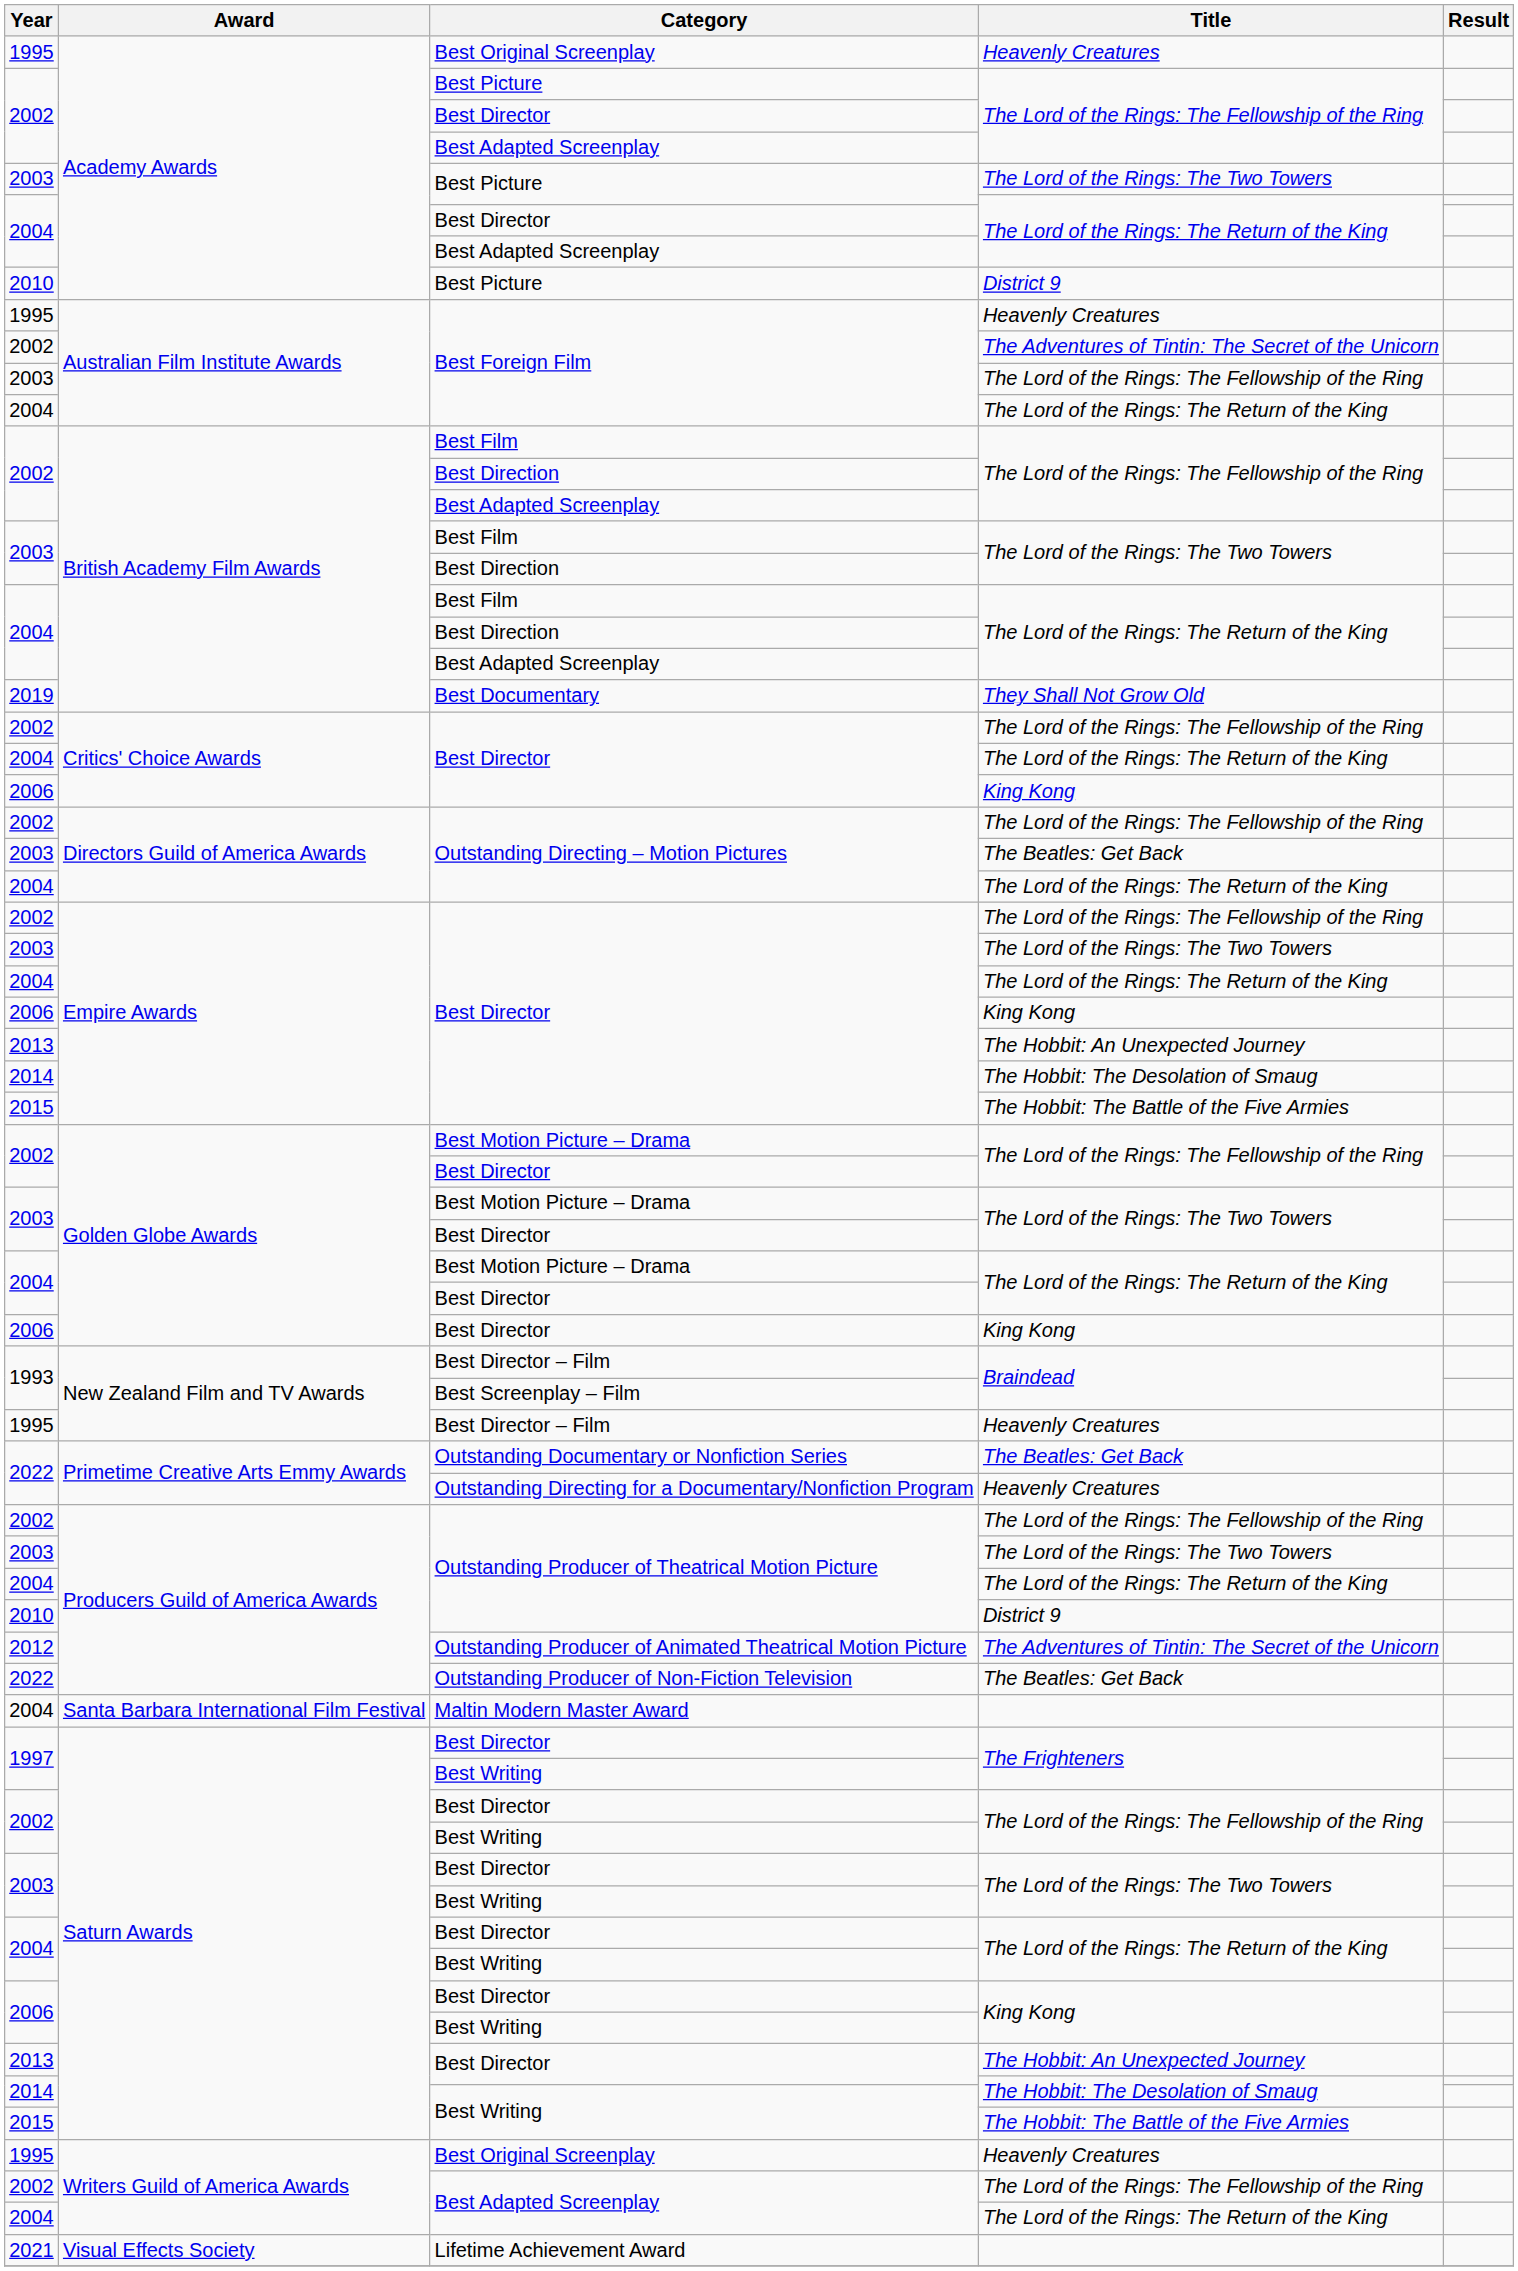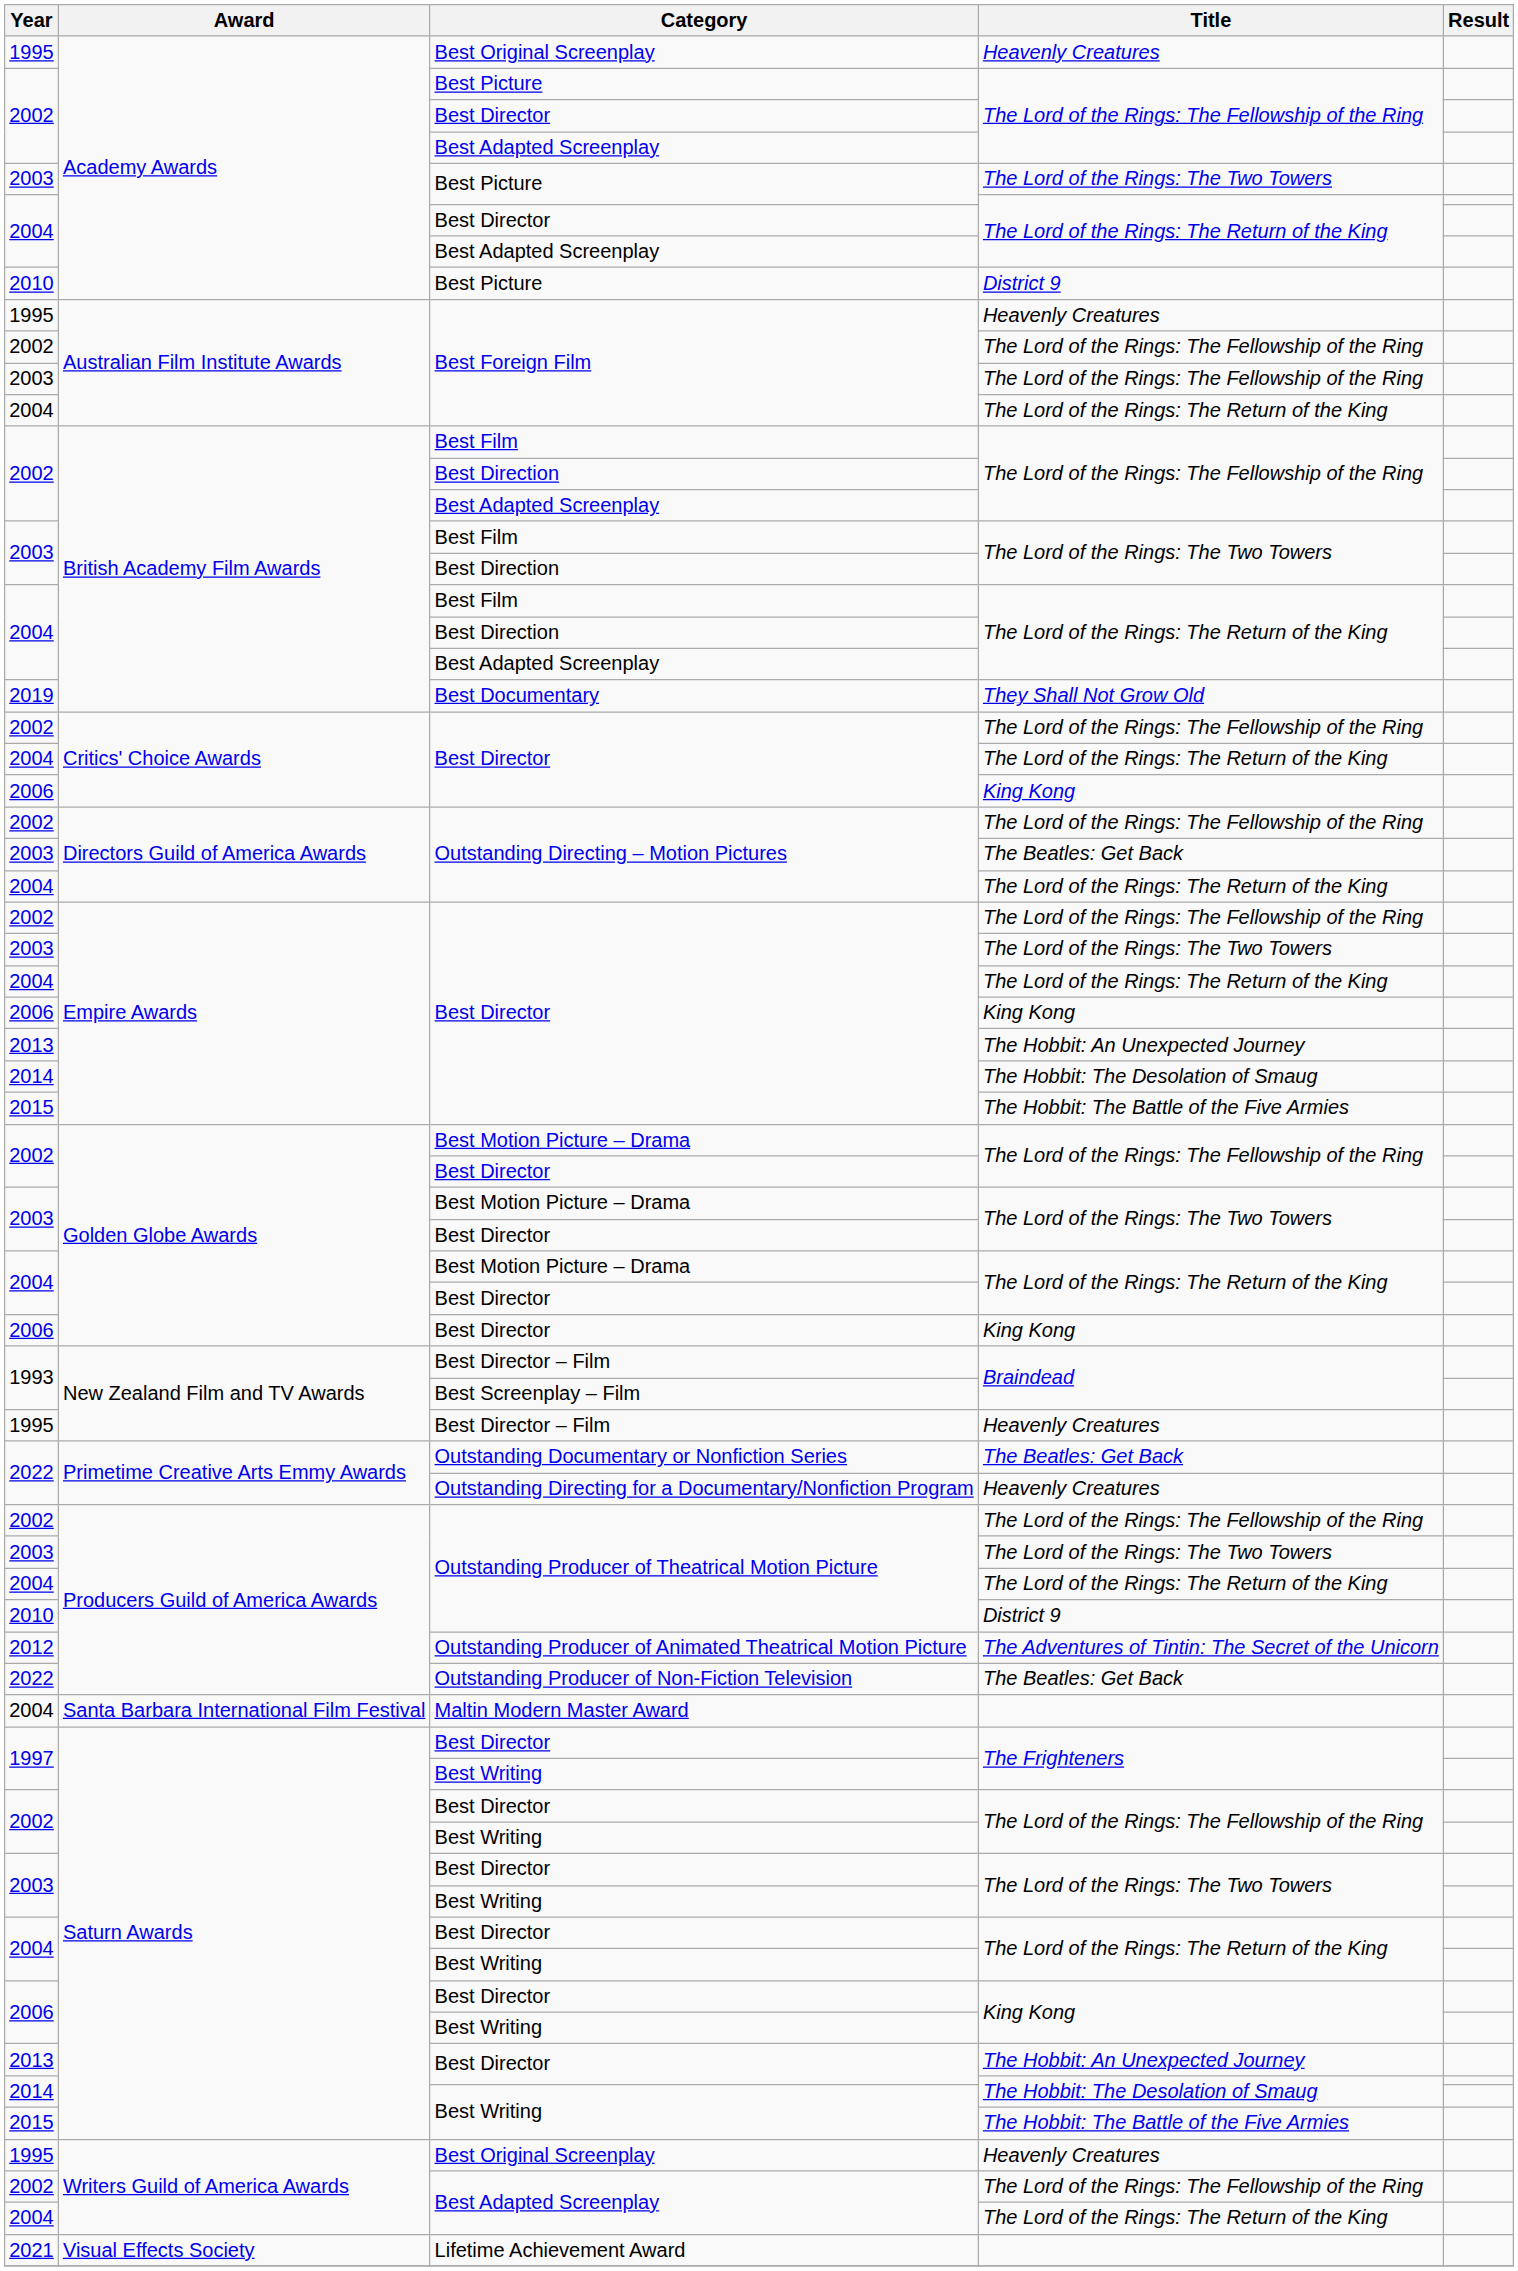(1211, 346) The Adventures of Tintin: The Secret of the Unicorn -> (1203, 346) The Lord of the Rings: The Fellowship of the Ring
